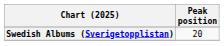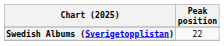(198, 34) 20 -> (198, 34) 22
